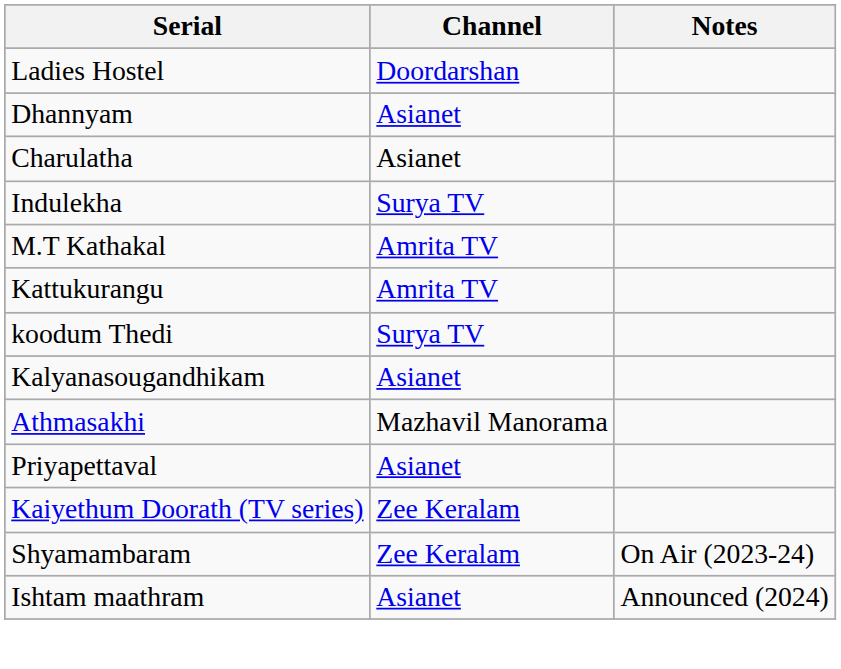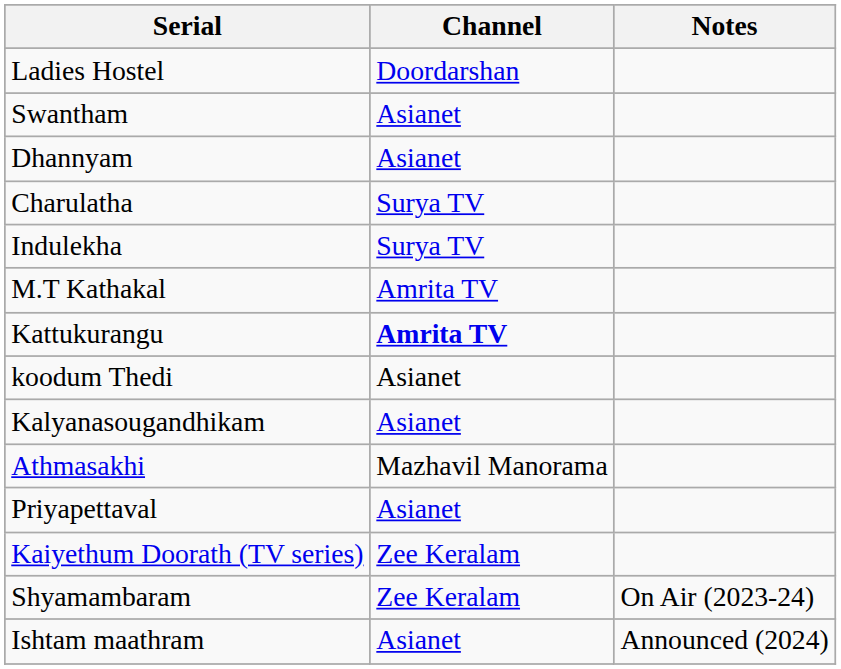+ row: (70, 114)
(419, 158) Asianet -> (430, 202) Surya TV
(437, 289) normal -> (442, 333) bold
(430, 333) Surya TV -> (419, 377) Asianet
